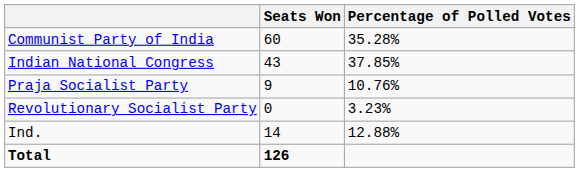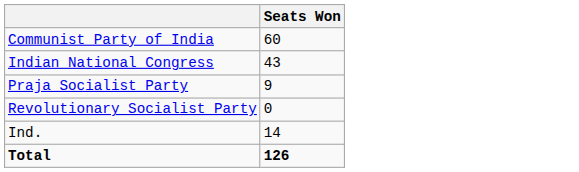- column: (459, 16)
